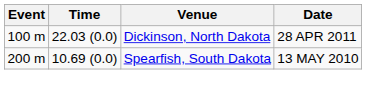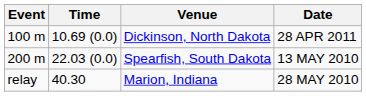(85, 36) 22.03 (0.0) -> (85, 36) 10.69 (0.0)
(85, 58) 10.69 (0.0) -> (85, 58) 22.03 (0.0)
+ row: (171, 79)
